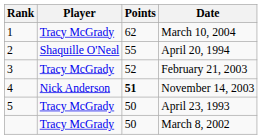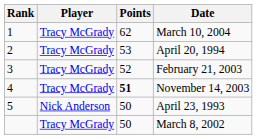(80, 50) Shaquille O'Neal -> (77, 50) Tracy McGrady
(131, 50) 55 -> (125, 50) 53
(75, 87) Nick Anderson -> (77, 87) Tracy McGrady
(77, 106) Tracy McGrady -> (75, 106) Nick Anderson
